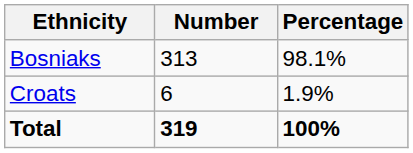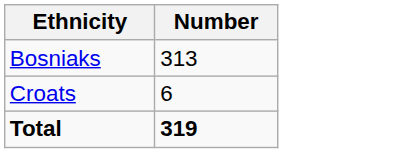- column: (343, 22)
